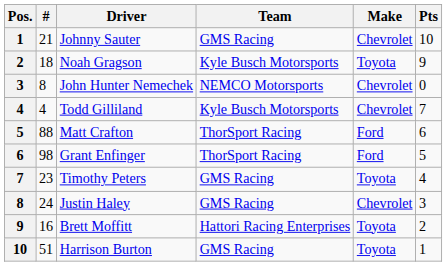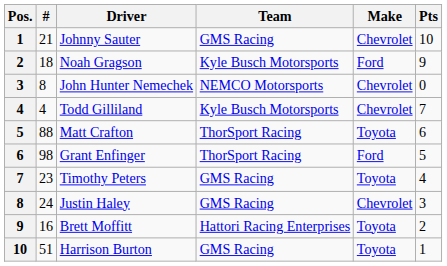(376, 62) Toyota -> (370, 62) Ford
(370, 132) Ford -> (376, 132) Toyota
